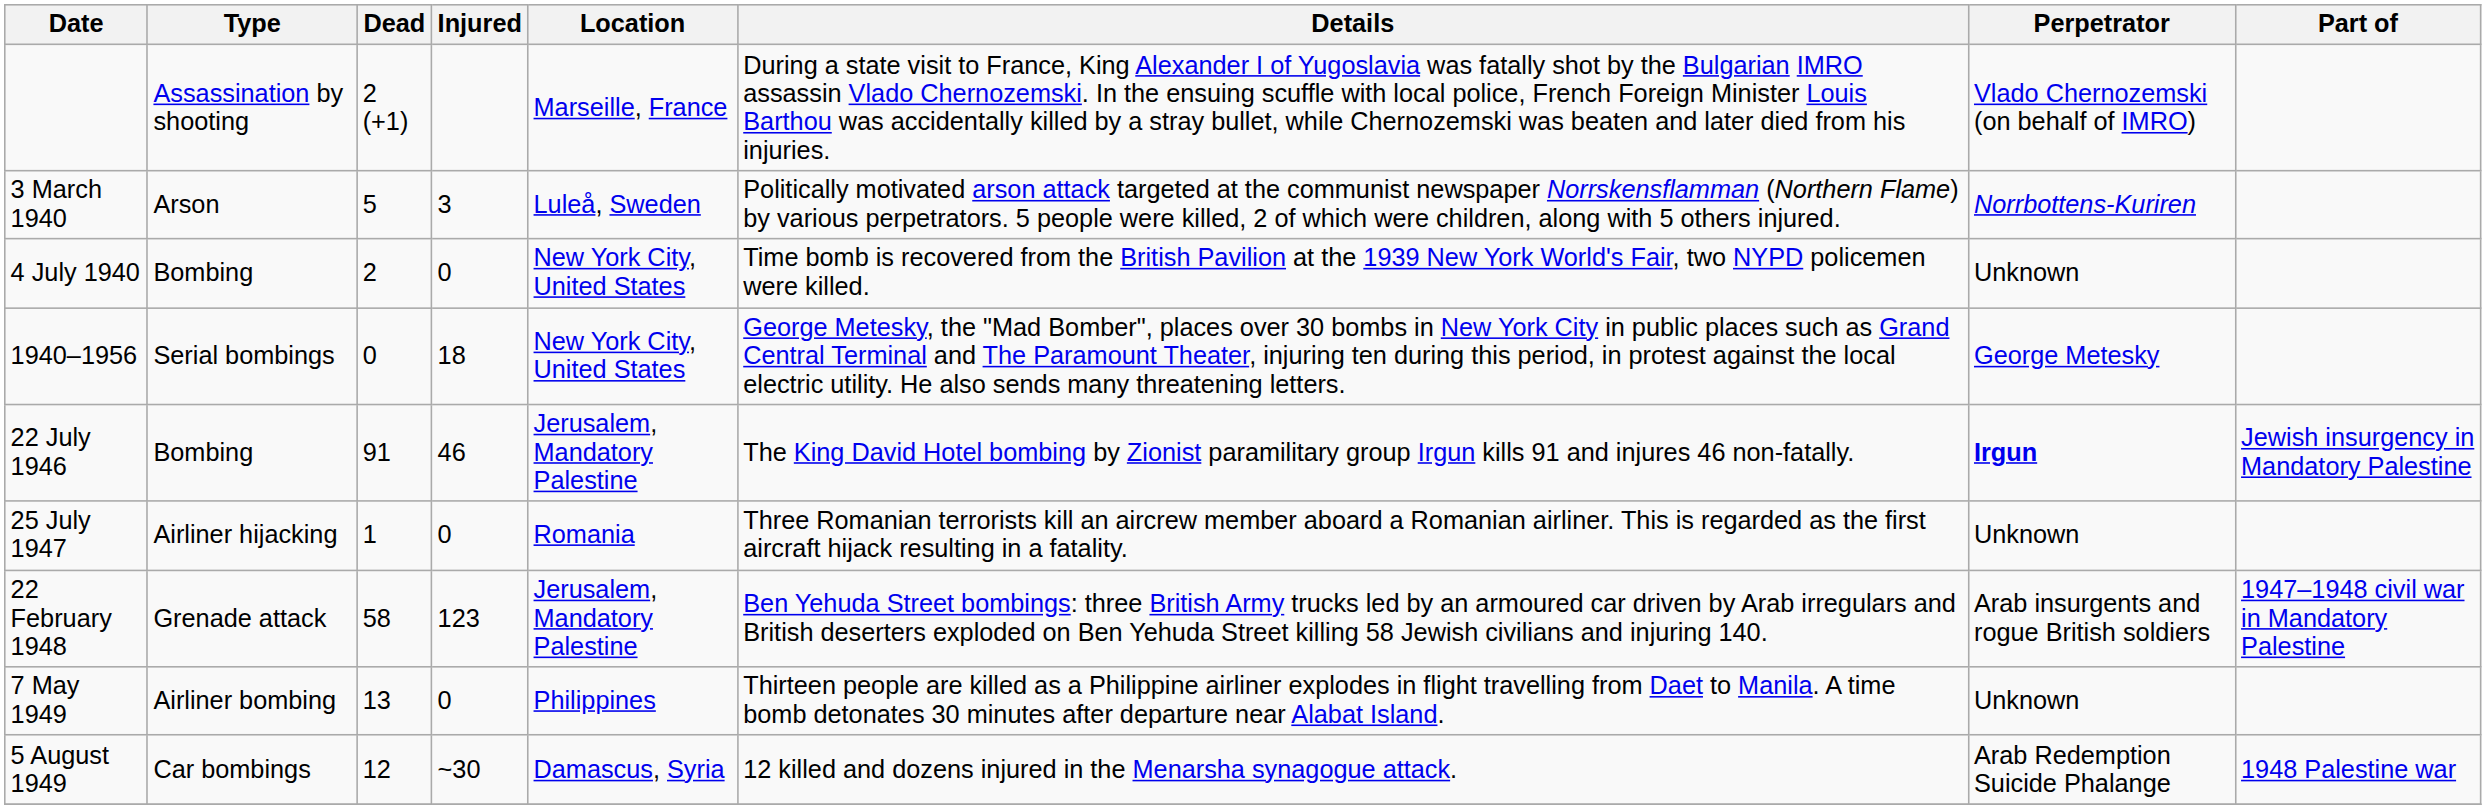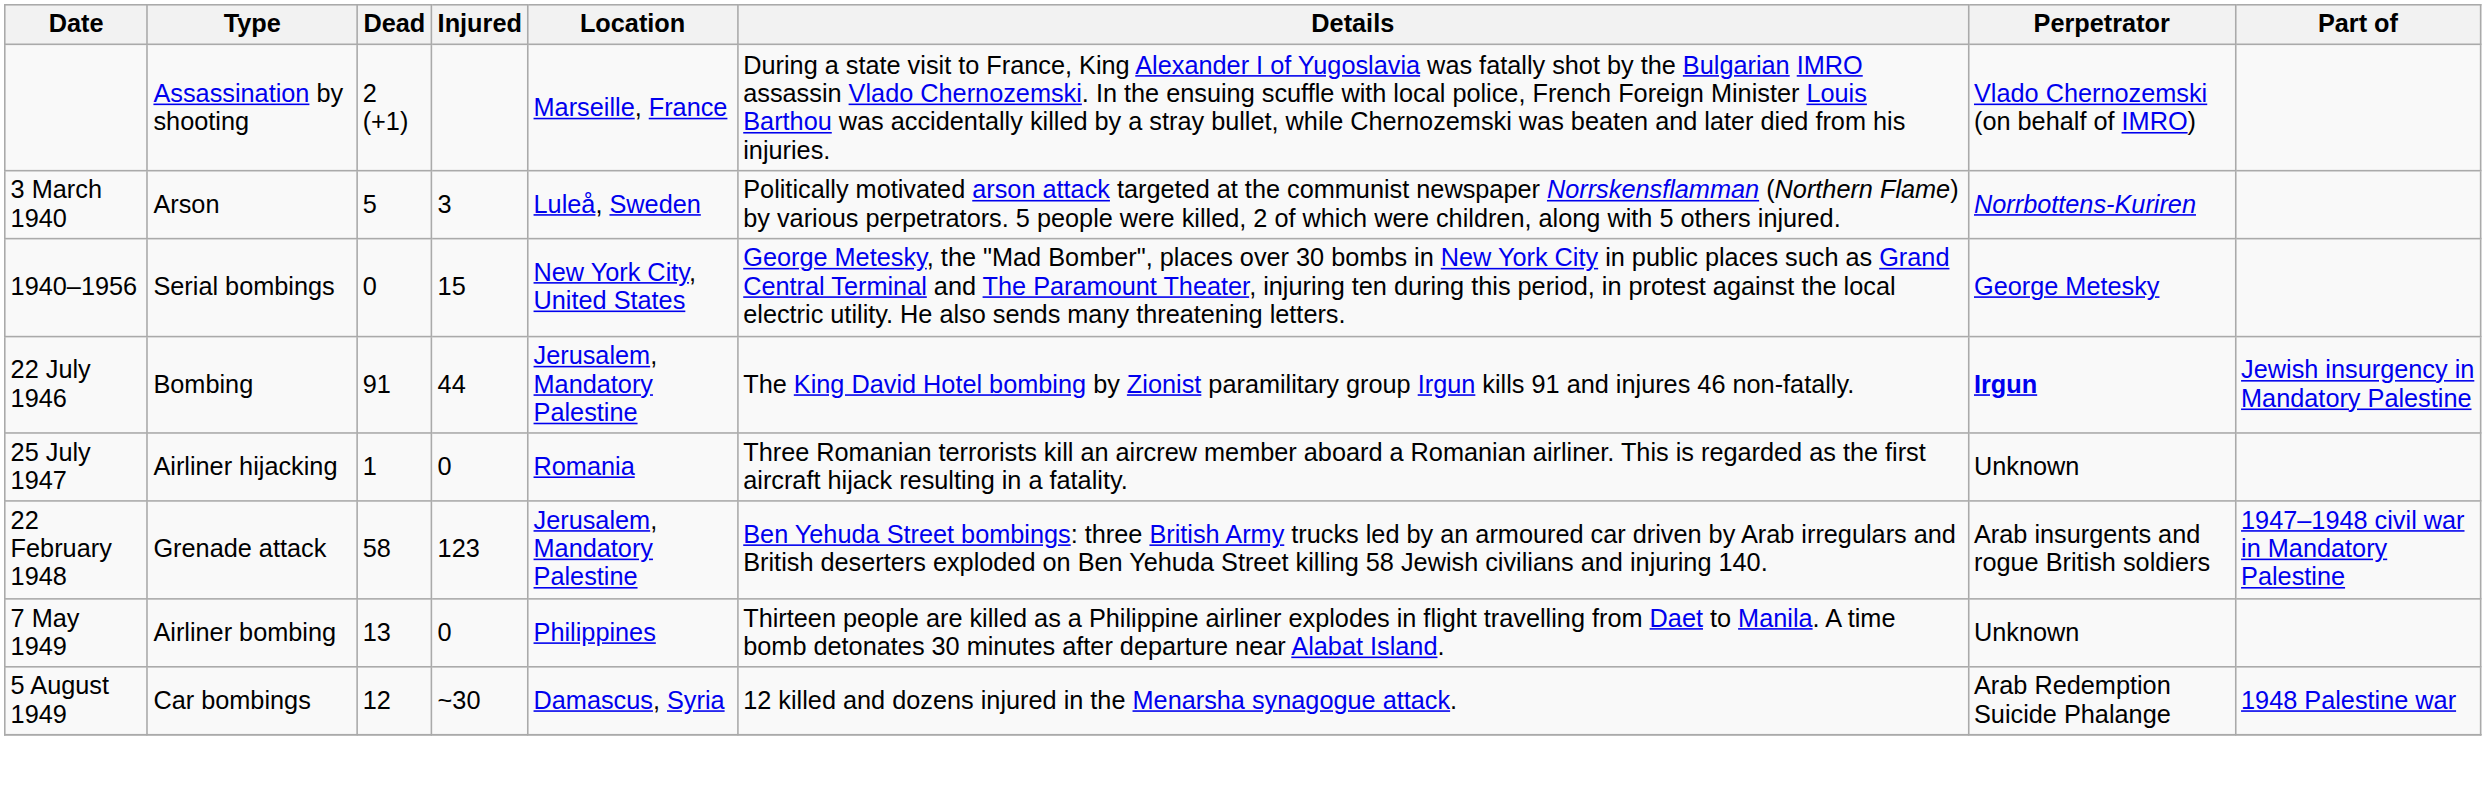- row: (75, 272)
(452, 355) 18 -> (452, 287) 15
(452, 452) 46 -> (452, 383) 44
